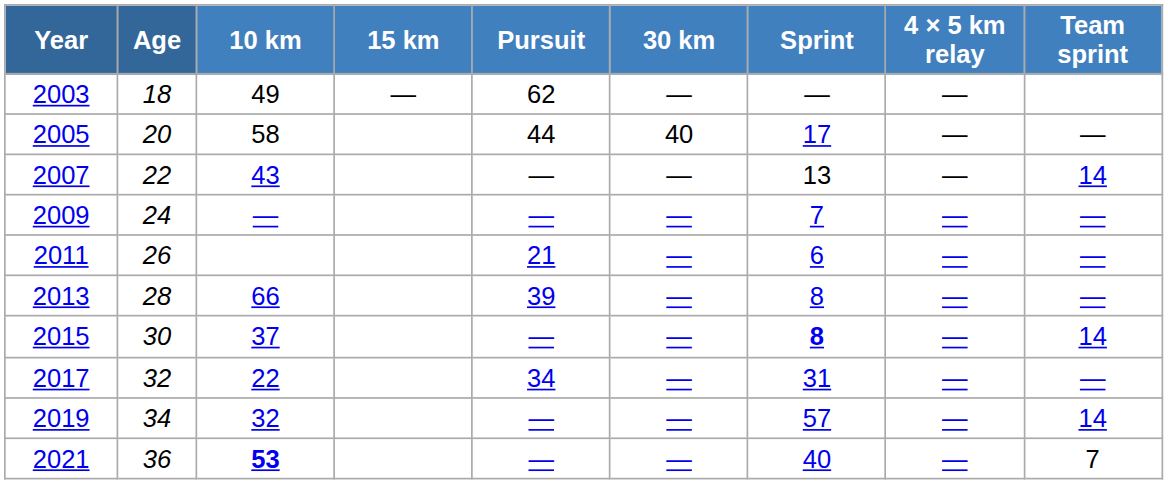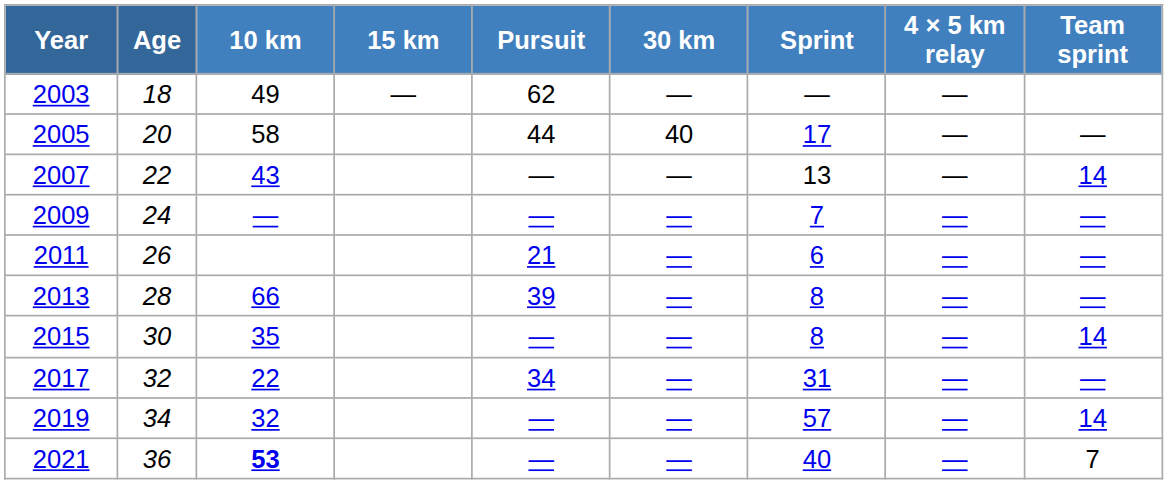(266, 337) 37 -> (266, 337) 35
(817, 337) bold -> (817, 337) normal
